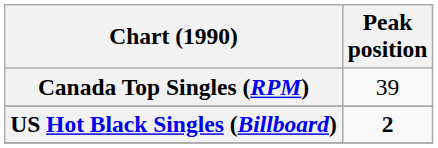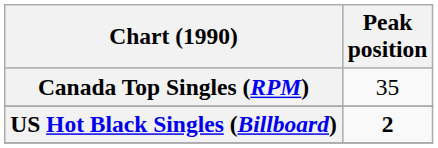(388, 86) 39 -> (388, 86) 35
